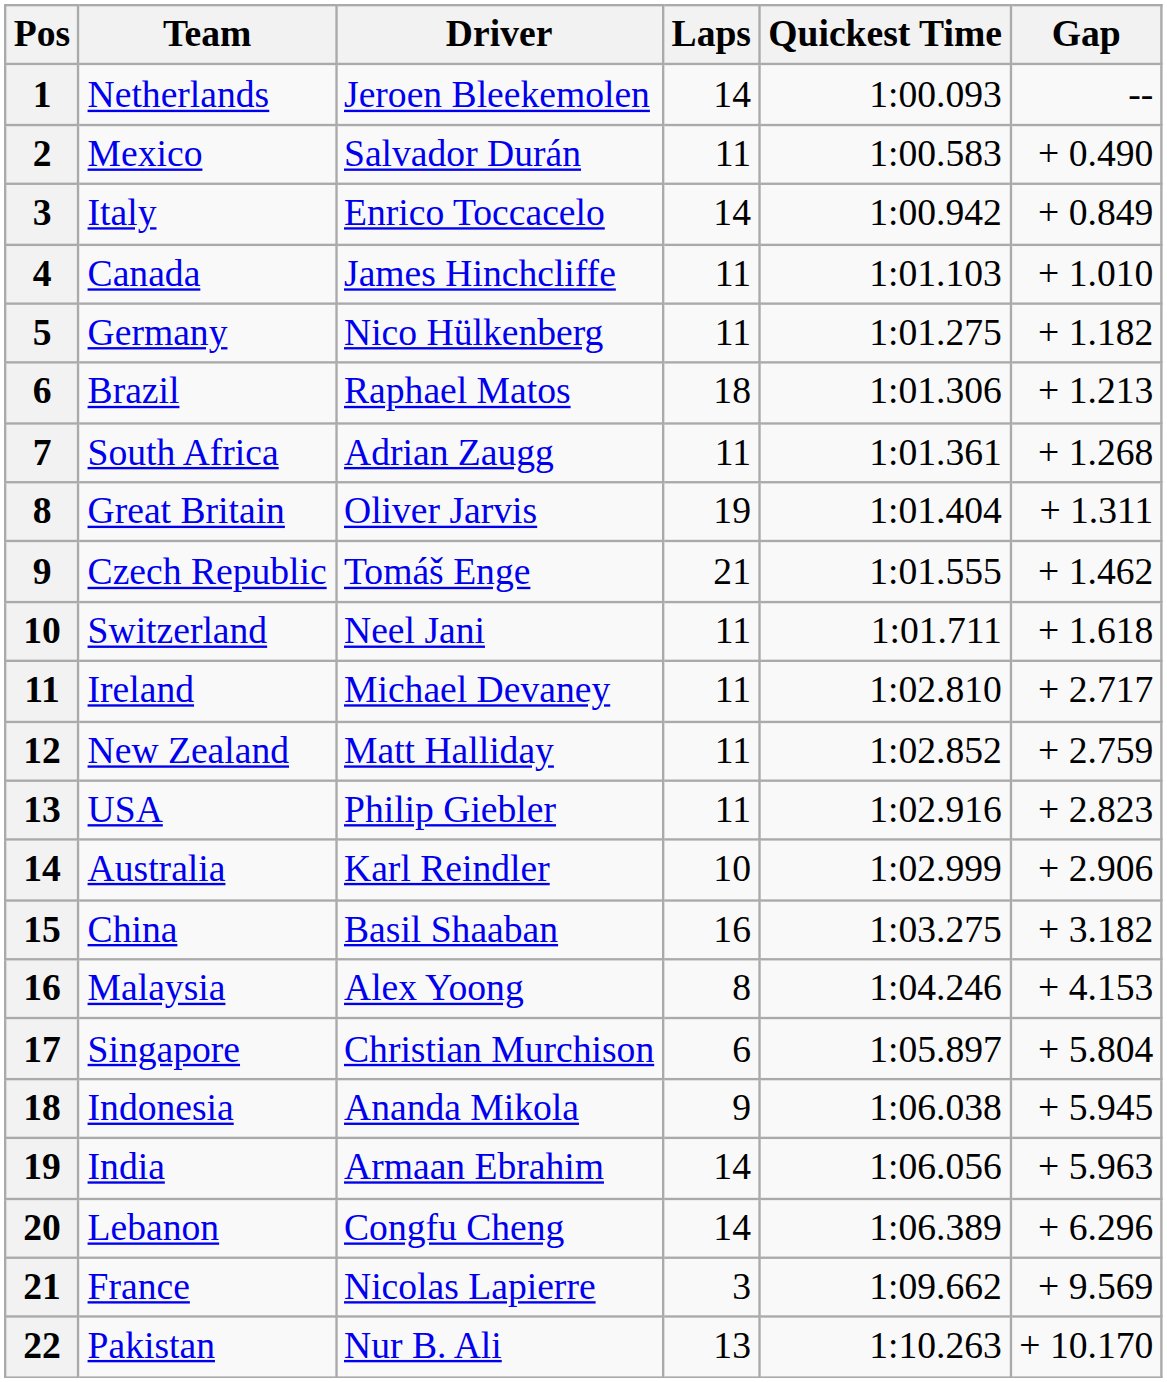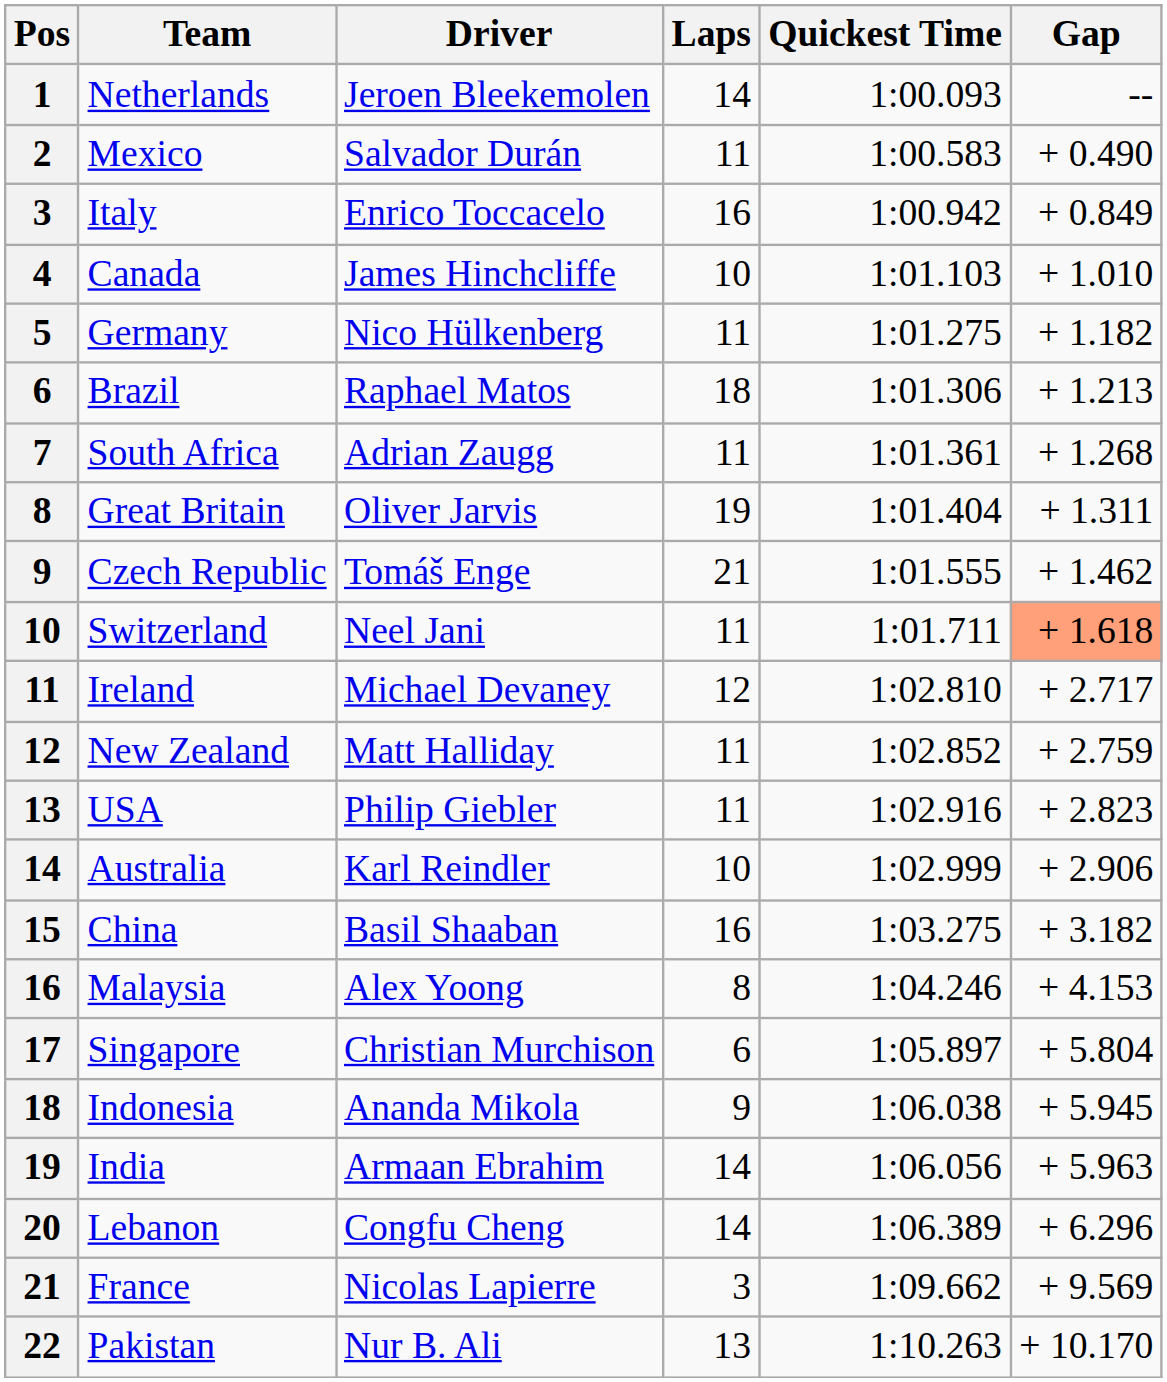(732, 213) 14 -> (732, 213) 16
(733, 272) 11 -> (732, 272) 10
(1096, 630) no background -> (1096, 630) lightsalmon background
(733, 690) 11 -> (732, 690) 12
